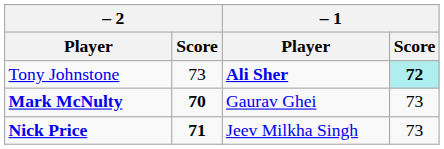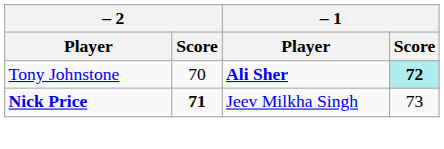(197, 74) 73 -> (197, 74) 70
- row: (66, 102)
